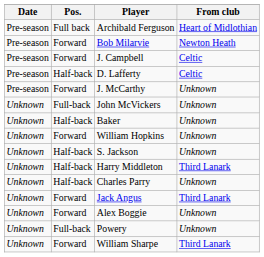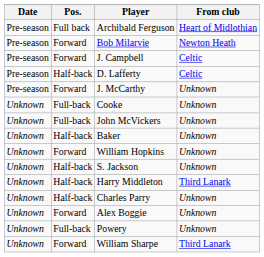+ row: (110, 105)
- row: (119, 197)
